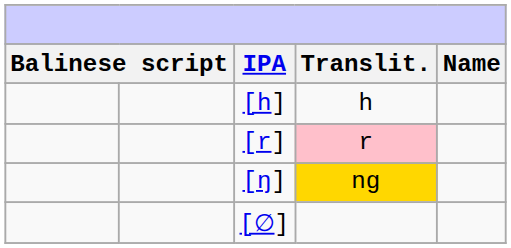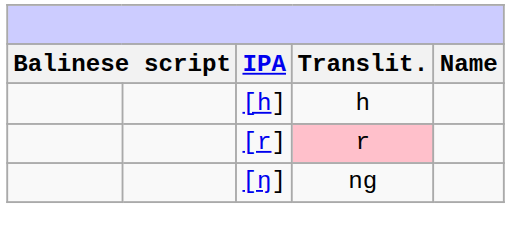(366, 182) gold background -> (363, 182) no background
- row: (264, 224)
